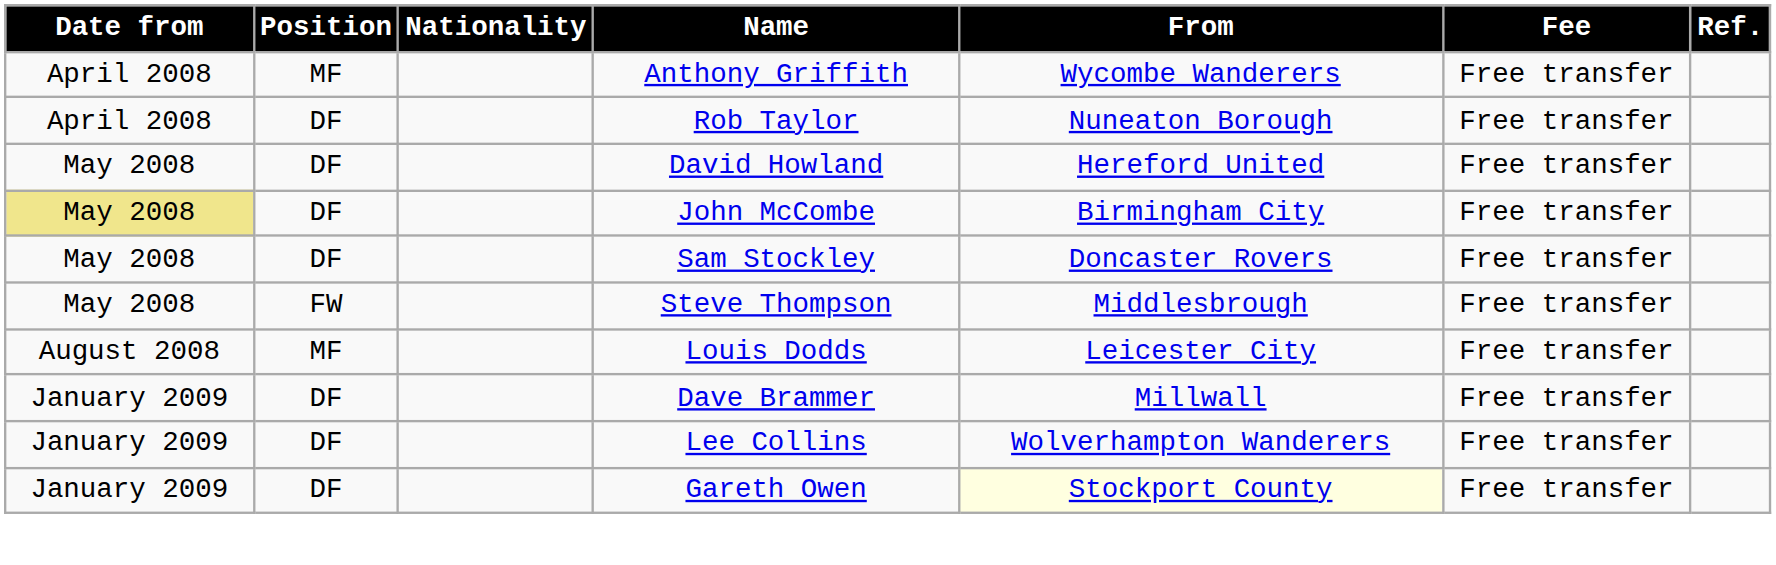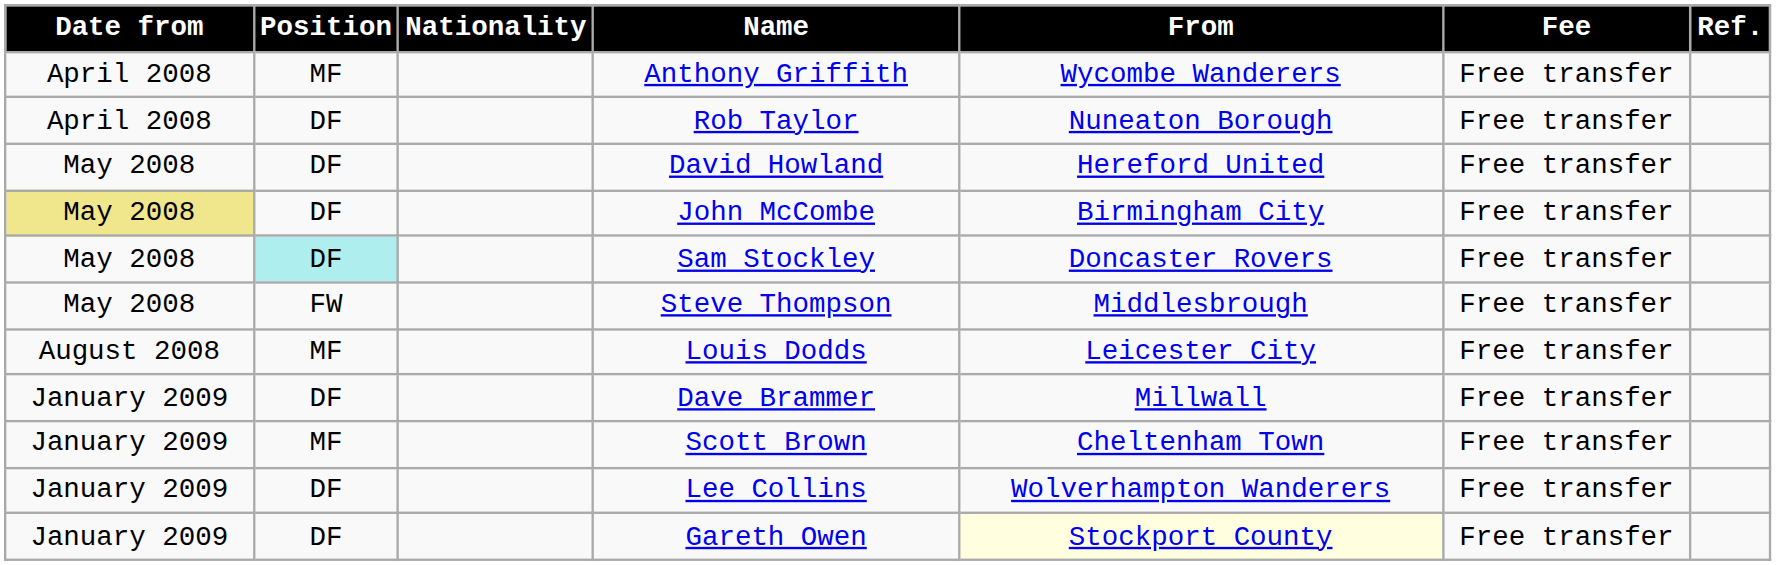(326, 259) no background -> (326, 259) paleturquoise background
+ row: (776, 444)
